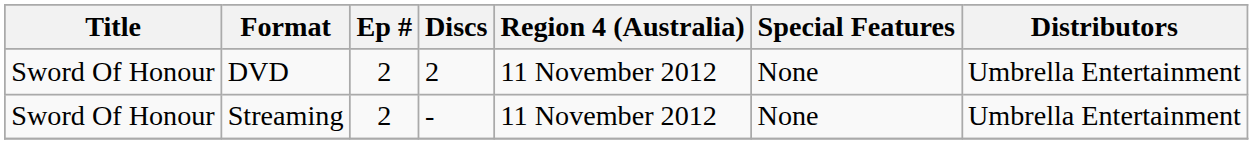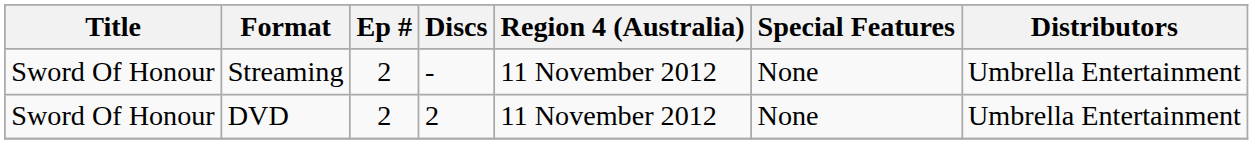rows swapped: (258, 71) <-> (286, 116)
